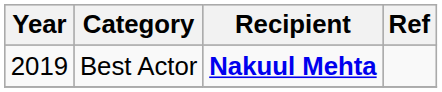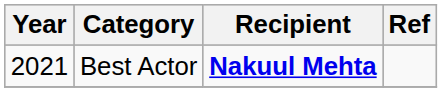(39, 65) 2019 -> (39, 65) 2021
